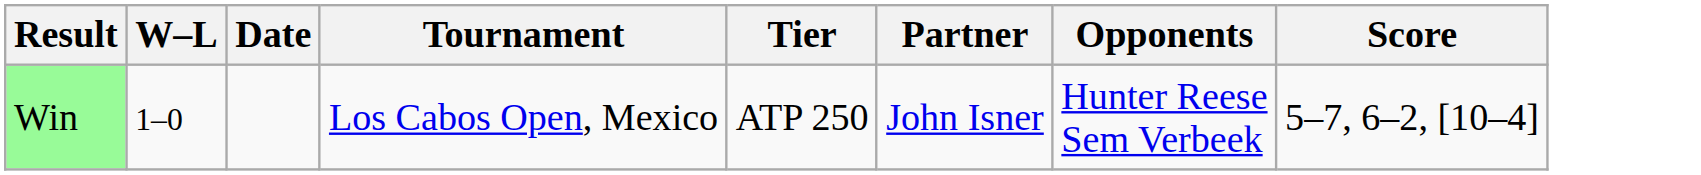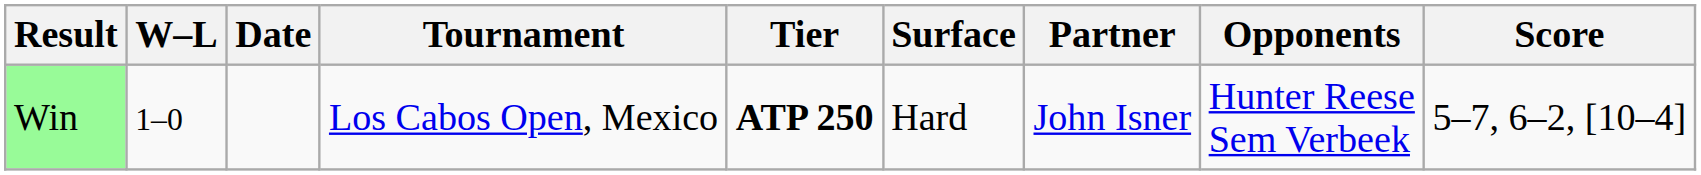+ column: (954, 34)
(802, 116) normal -> (805, 116) bold
